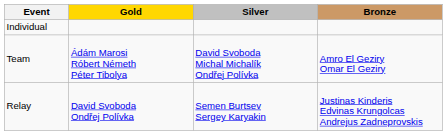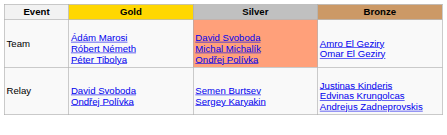- row: (27, 27)
(228, 64) no background -> (228, 48) lightsalmon background
